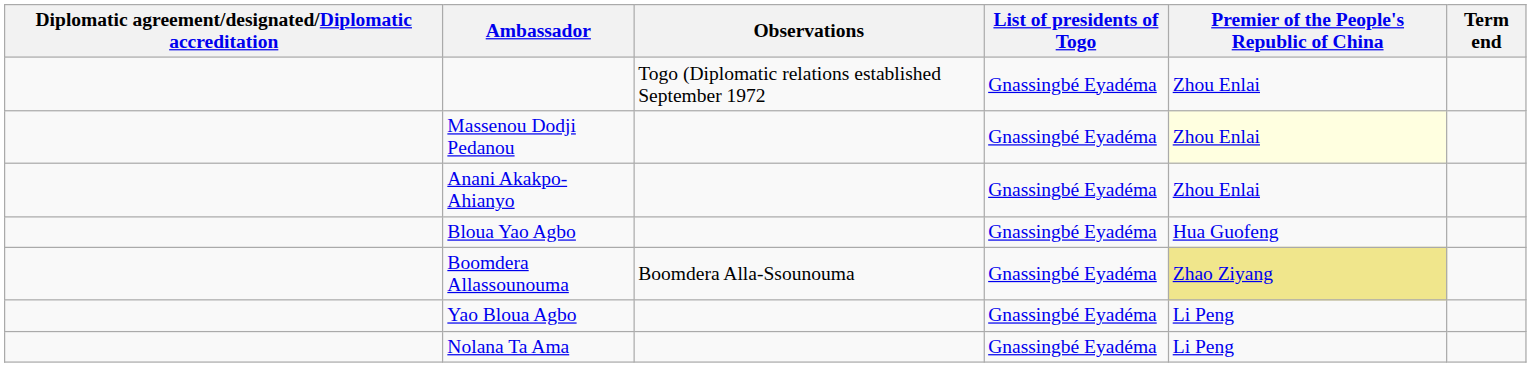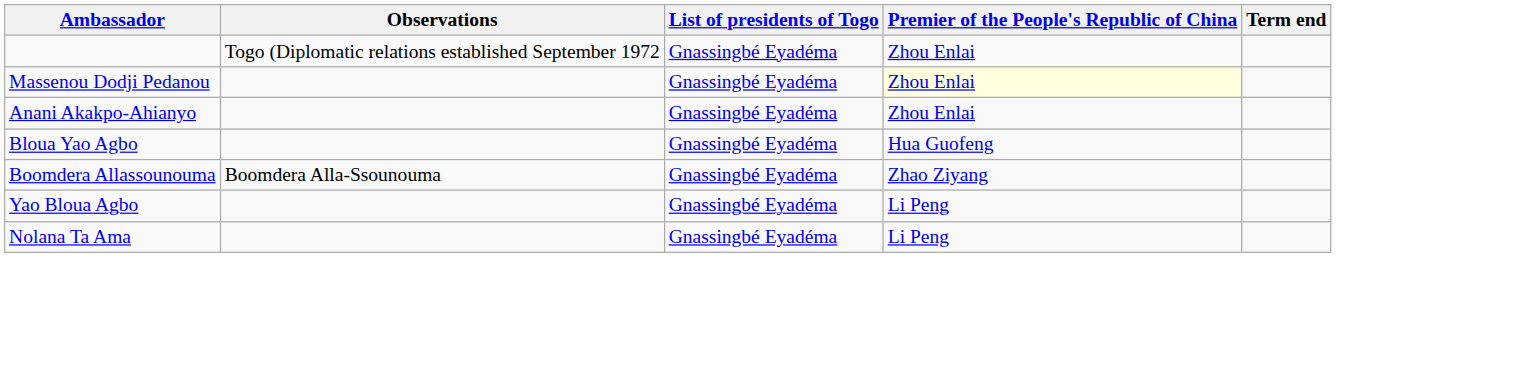- column: (224, 30)
(1223, 273) khaki background -> (938, 174) no background
